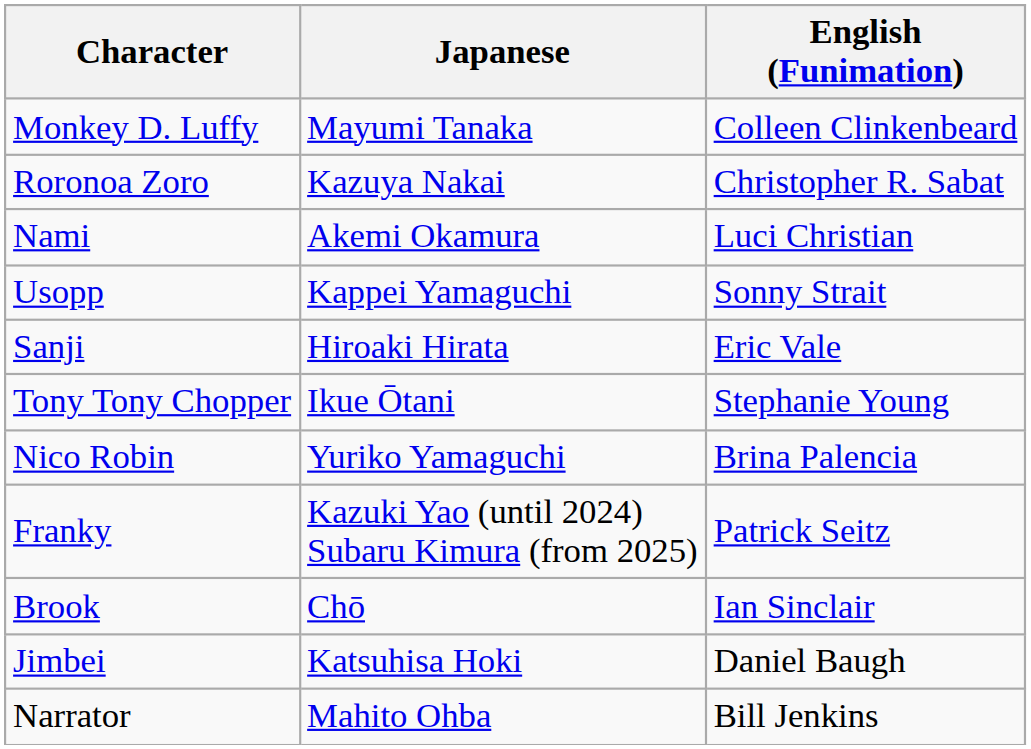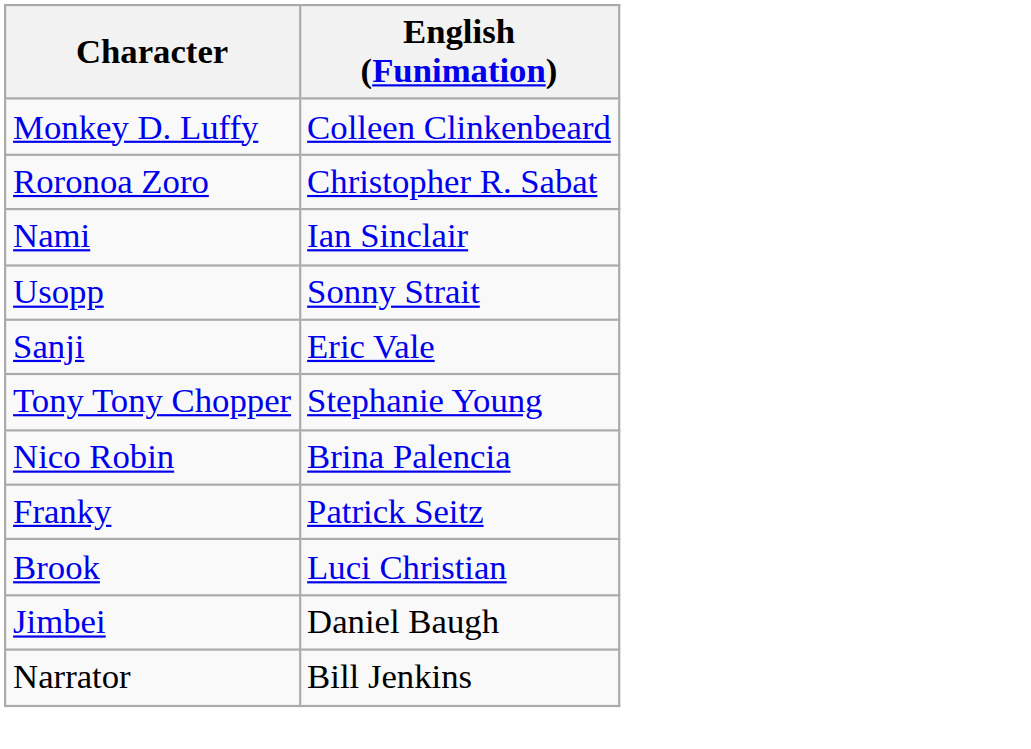- column: (502, 51)
(813, 236) Luci Christian -> (388, 236) Ian Sinclair
(794, 605) Ian Sinclair -> (407, 566) Luci Christian
